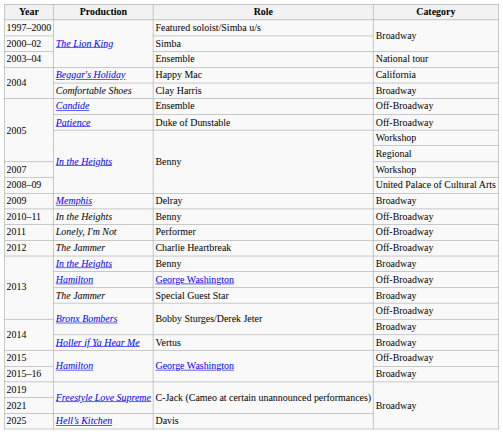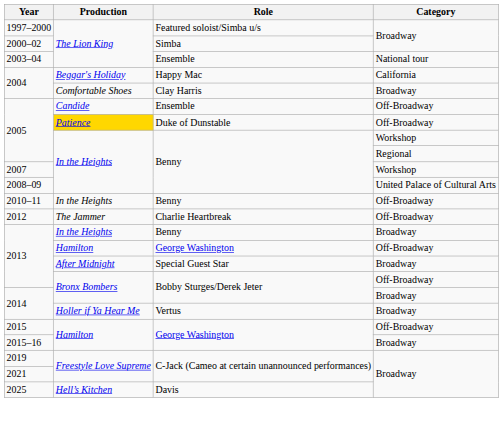(73, 122) no background -> (73, 122) gold background
- row: (17, 201)
- row: (16, 232)
(80, 295) The Jammer -> (85, 264) After Midnight
